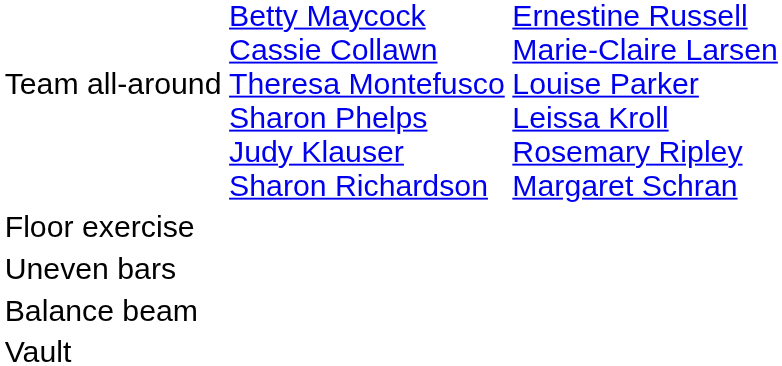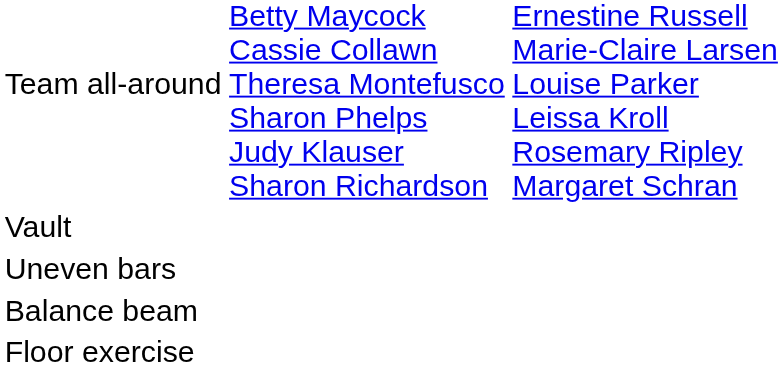rows swapped: (38, 352) <-> (100, 227)
